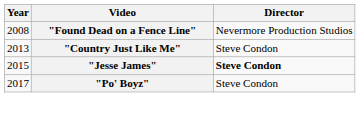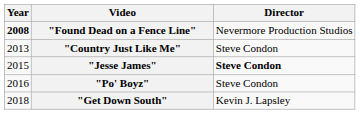(18, 30) normal -> (18, 30) bold
(18, 83) 2017 -> (18, 83) 2016
+ row: (122, 100)
